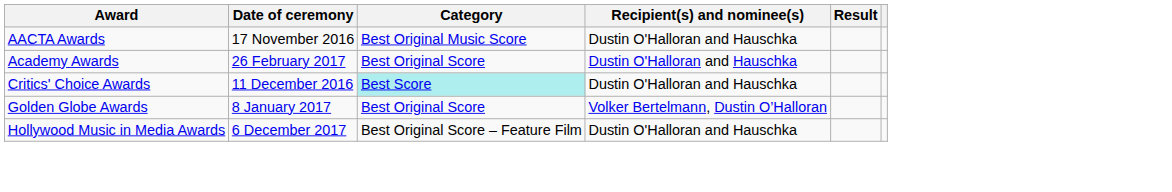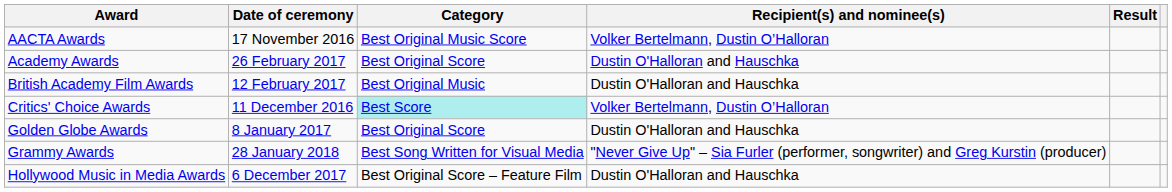(693, 38) Dustin O'Halloran and Hauschka -> (710, 38) Volker Bertelmann, Dustin O’Halloran
+ row: (100, 84)
(693, 84) Dustin O'Halloran and Hauschka -> (710, 107) Volker Bertelmann, Dustin O’Halloran
(708, 107) Volker Bertelmann, Dustin O’Halloran -> (695, 130) Dustin O'Halloran and Hauschka
+ row: (61, 152)
